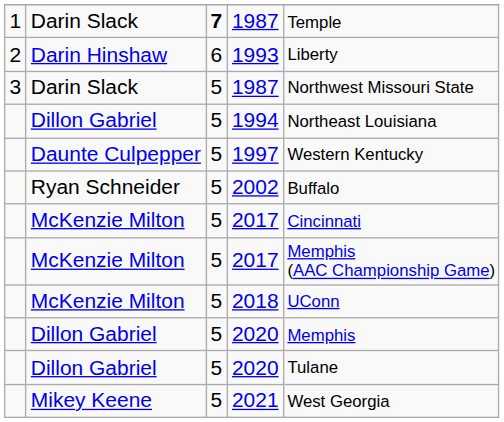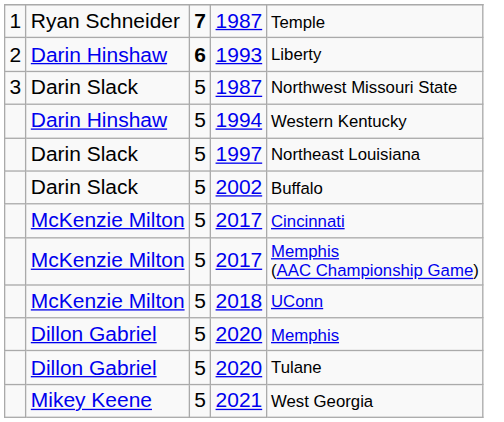(84, 21) Darin Slack -> (105, 21) Ryan Schneider
(216, 54) normal -> (200, 54) bold
(94, 120) Dillon Gabriel -> (99, 120) Darin Hinshaw
(362, 121) Northeast Louisiana -> (339, 121) Western Kentucky
(116, 154) Daunte Culpepper -> (84, 154) Darin Slack
(355, 154) Western Kentucky -> (346, 154) Northeast Louisiana
(105, 187) Ryan Schneider -> (84, 187) Darin Slack
